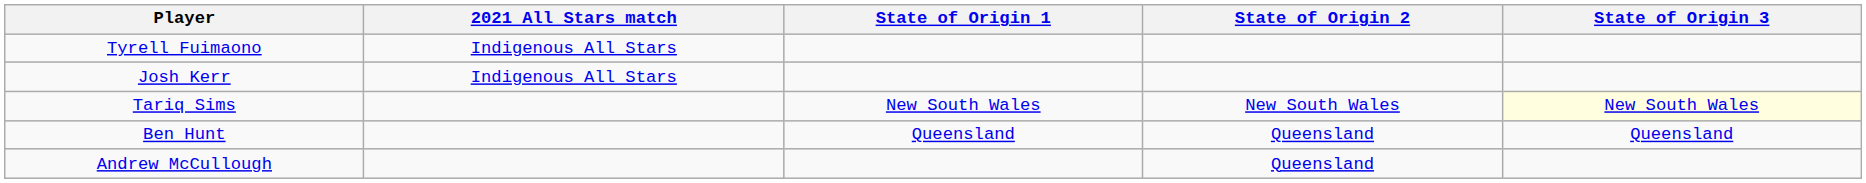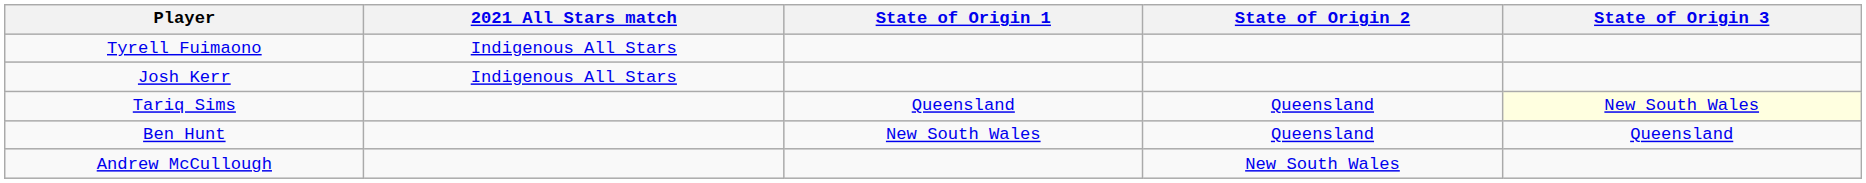(963, 106) New South Wales -> (963, 106) Queensland
(1322, 106) New South Wales -> (1322, 106) Queensland
(963, 134) Queensland -> (963, 134) New South Wales
(1322, 163) Queensland -> (1322, 163) New South Wales
